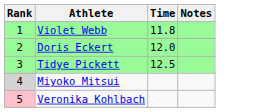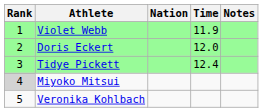+ column: (169, 13)
(163, 30) 11.8 -> (206, 30) 11.9
(163, 64) 12.5 -> (206, 64) 12.4
(20, 99) pink background -> (20, 99) no background
